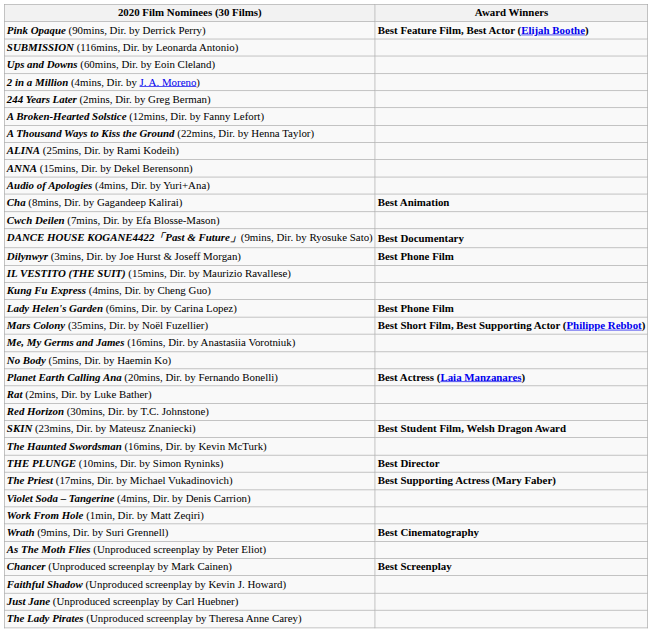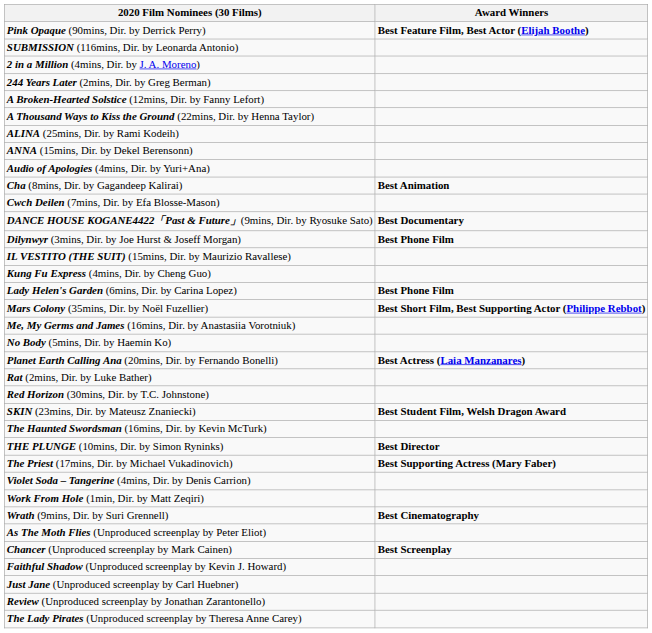- row: (111, 64)
+ row: (136, 601)
